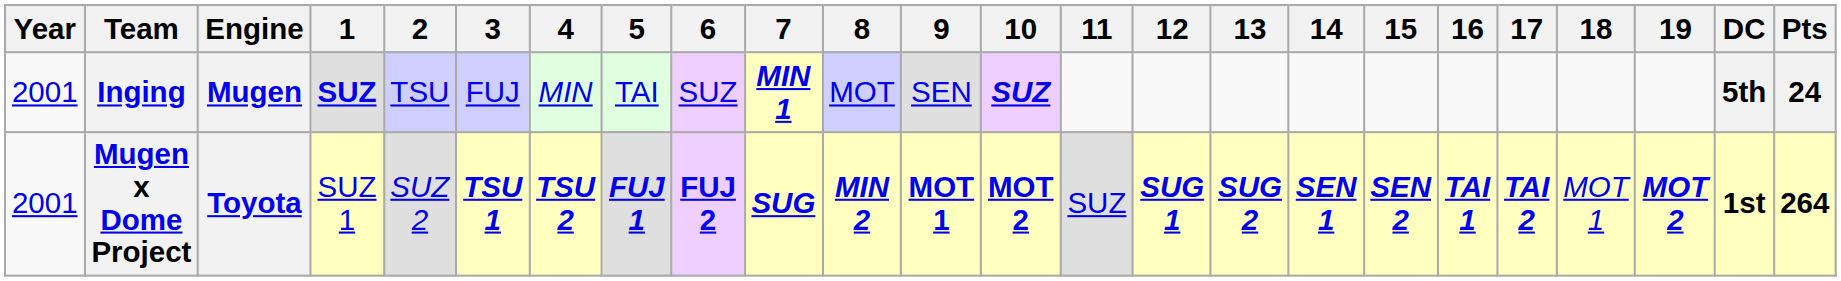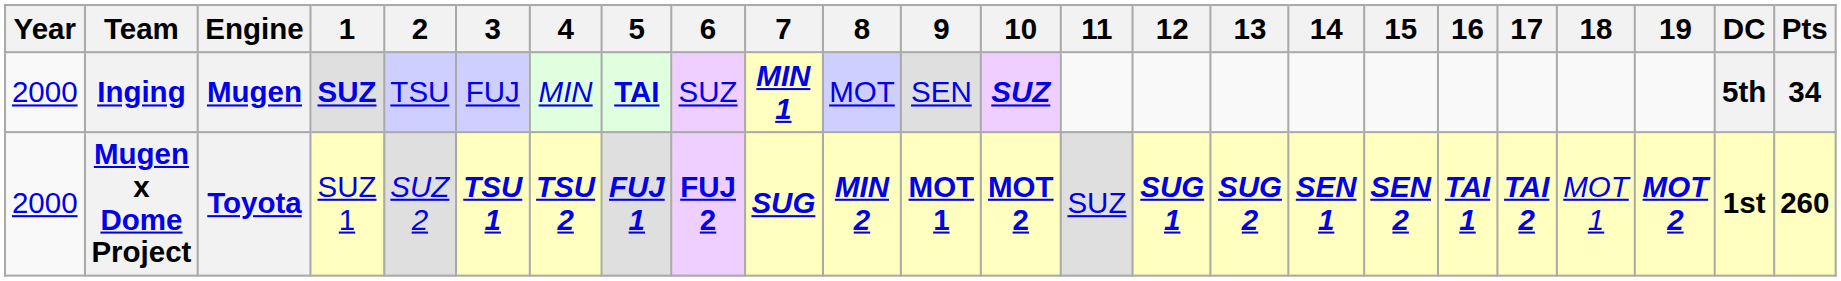(45, 92) 2001 -> (45, 92) 2000
(637, 92) normal -> (637, 92) bold
(1805, 92) 24 -> (1805, 92) 34
(45, 204) 2001 -> (45, 204) 2000
(1805, 204) 264 -> (1805, 204) 260
